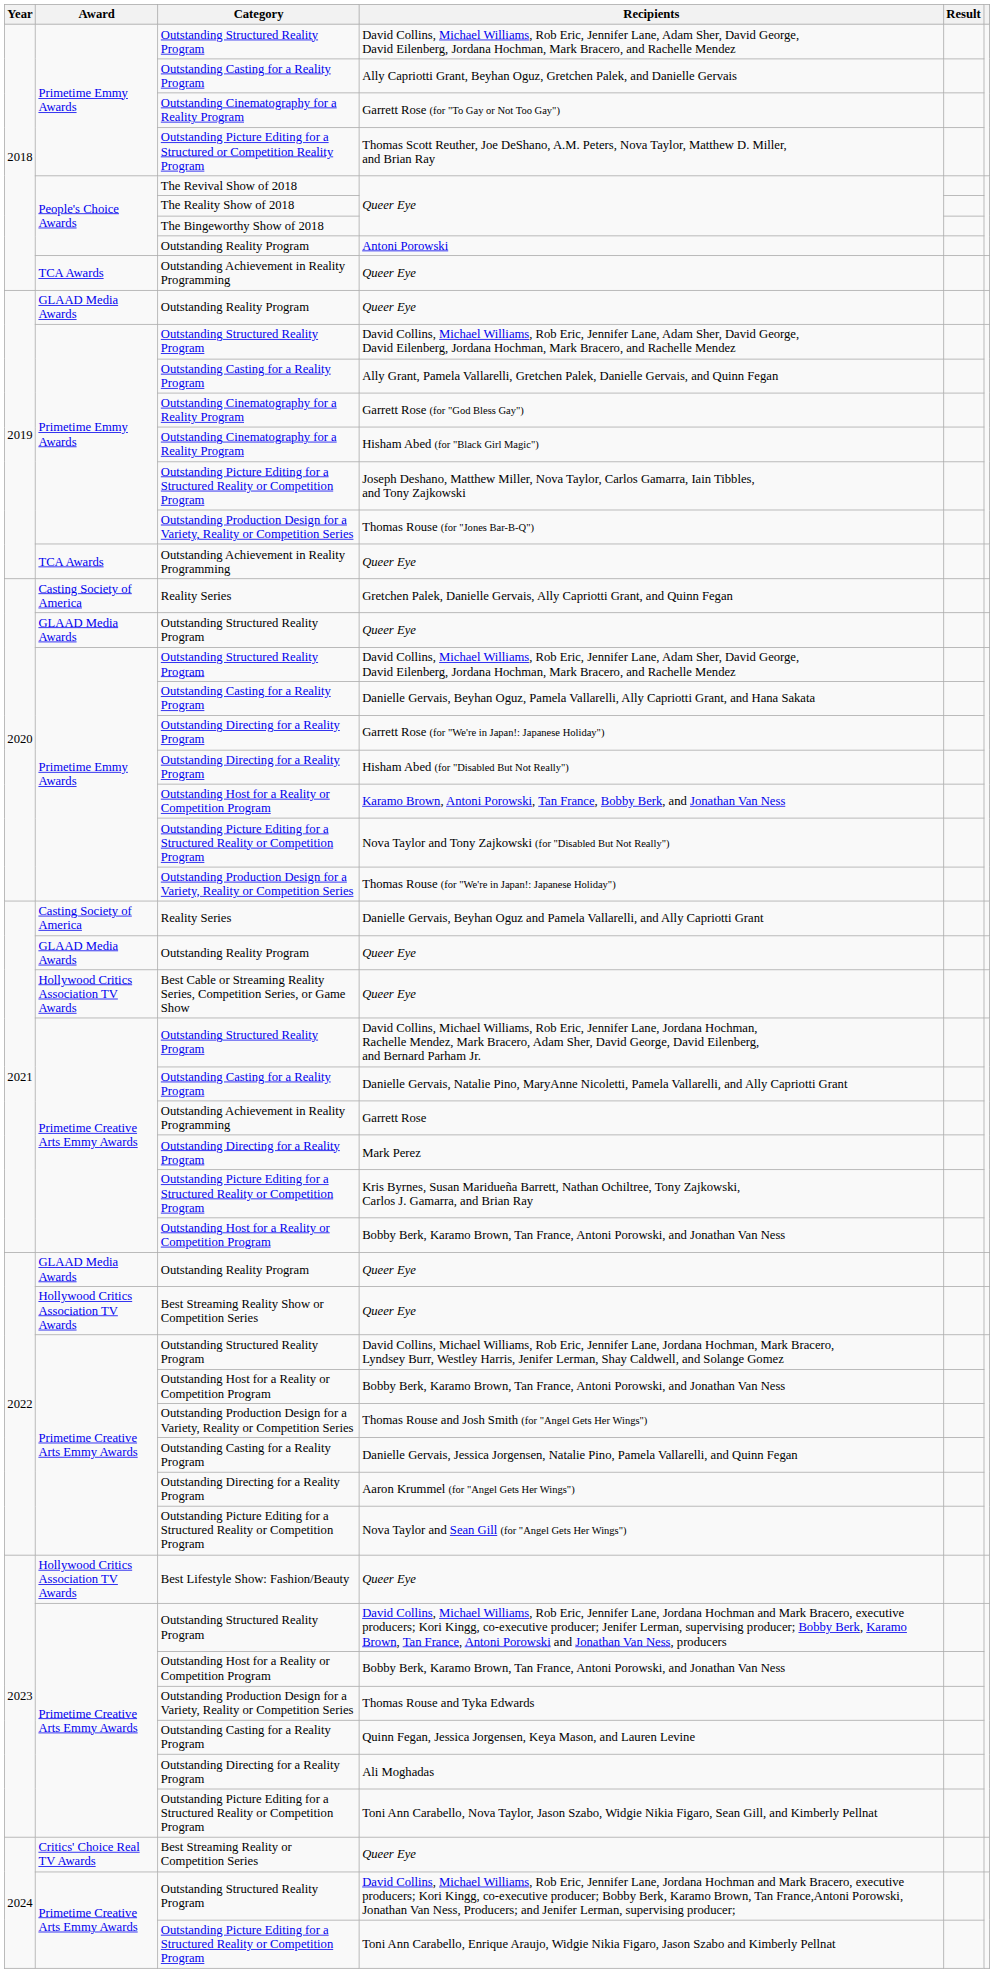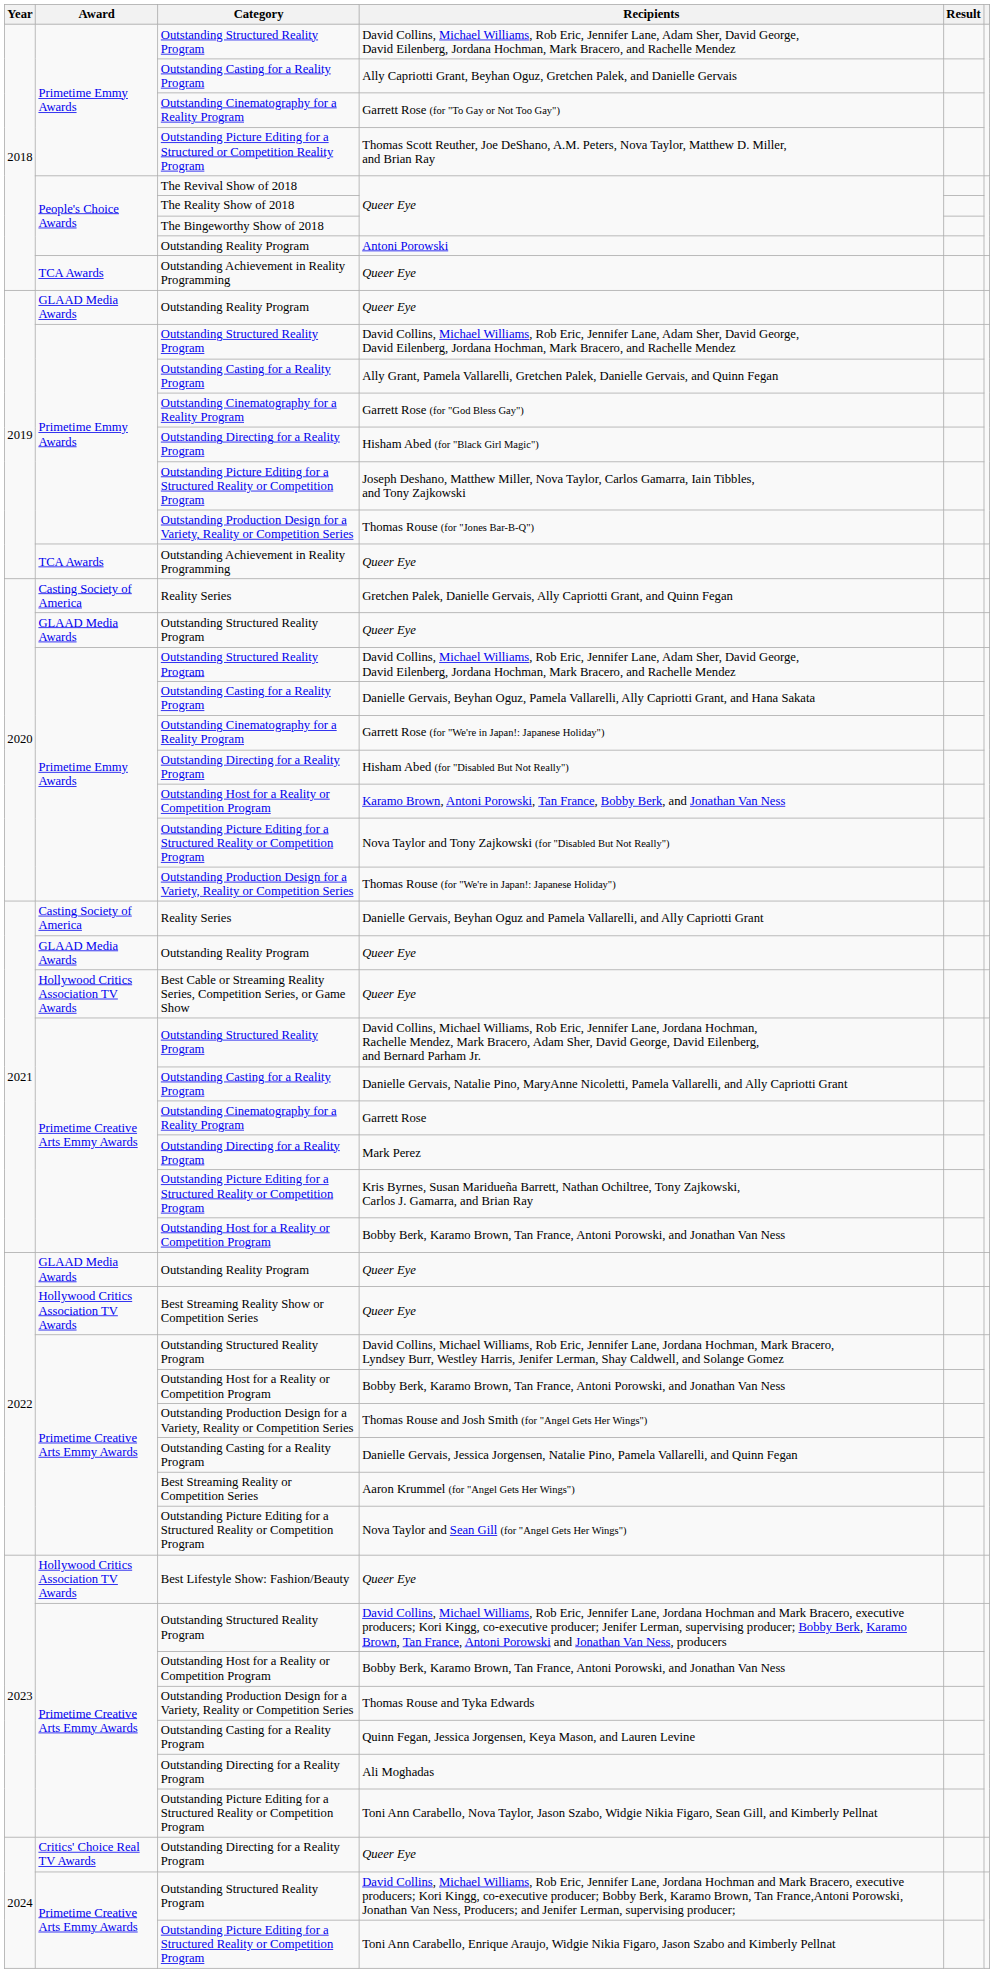(249, 444) Outstanding Cinematography for a Reality Program -> (250, 444) Outstanding Directing for a Reality Program
(250, 732) Outstanding Directing for a Reality Program -> (249, 732) Outstanding Cinematography for a Reality Program
(253, 1118) Outstanding Achievement in Reality Programming -> (249, 1118) Outstanding Cinematography for a Reality Program
(250, 1489) Outstanding Directing for a Reality Program -> (226, 1489) Best Streaming Reality or Competition Series
(226, 1854) Best Streaming Reality or Competition Series -> (250, 1854) Outstanding Directing for a Reality Program
